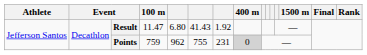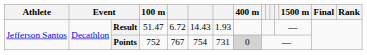(153, 27) 11.47 -> (153, 27) 51.47
(178, 27) 6.80 -> (178, 27) 6.72
(200, 27) 41.43 -> (200, 27) 14.43
(223, 27) 1.92 -> (223, 27) 1.93
(153, 42) 759 -> (153, 42) 752
(178, 42) 962 -> (178, 42) 767
(200, 42) 755 -> (200, 42) 754
(223, 42) 231 -> (223, 42) 731
